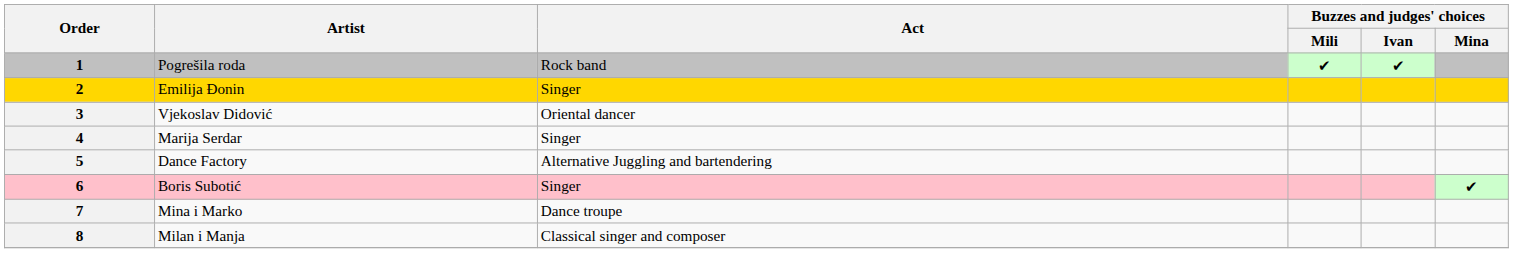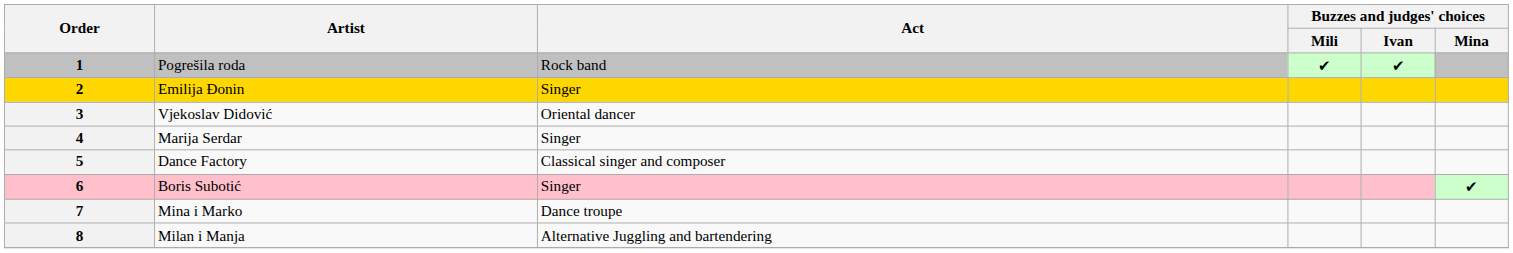(656, 162) Alternative Juggling and bartendering -> (633, 162) Classical singer and composer
(633, 235) Classical singer and composer -> (656, 235) Alternative Juggling and bartendering
